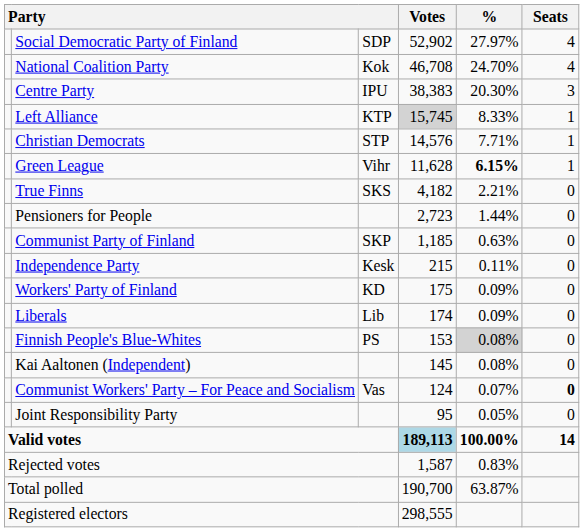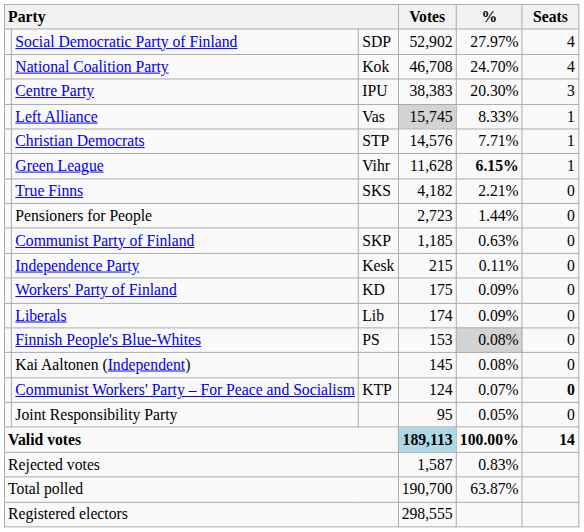(377, 116) KTP -> (374, 116) Vas
(374, 389) Vas -> (377, 389) KTP
